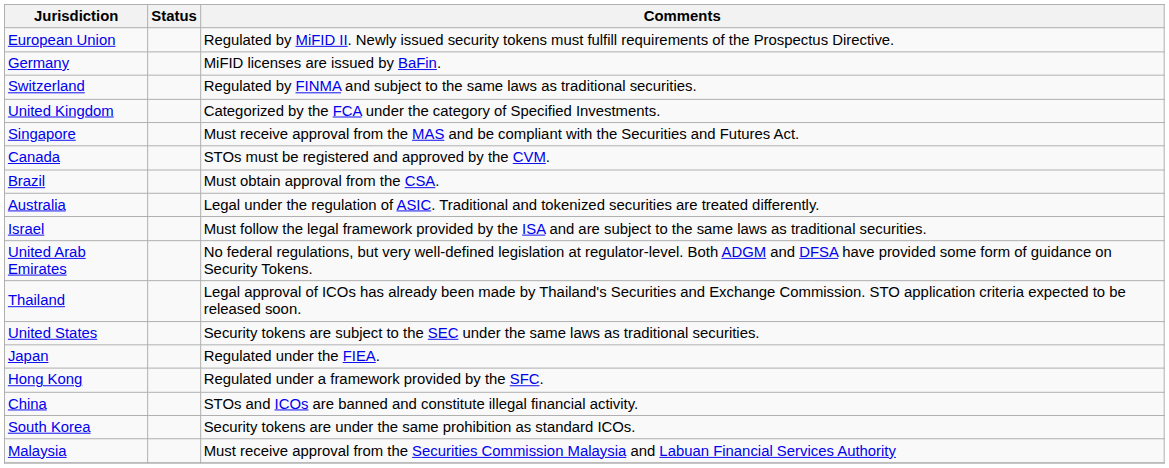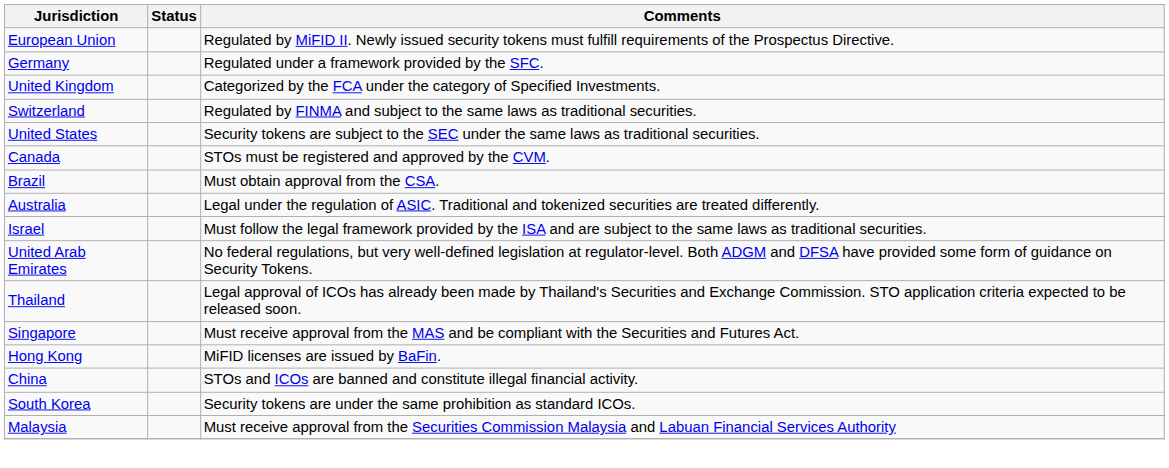(322, 63) MiFID licenses are issued by BaFin. -> (374, 63) Regulated under a framework provided by the SFC.
rows swapped: (61, 110) <-> (46, 87)
rows swapped: (53, 332) <-> (42, 134)
- row: (28, 356)
(374, 380) Regulated under a framework provided by the SFC. -> (322, 356) MiFID licenses are issued by BaFin.
